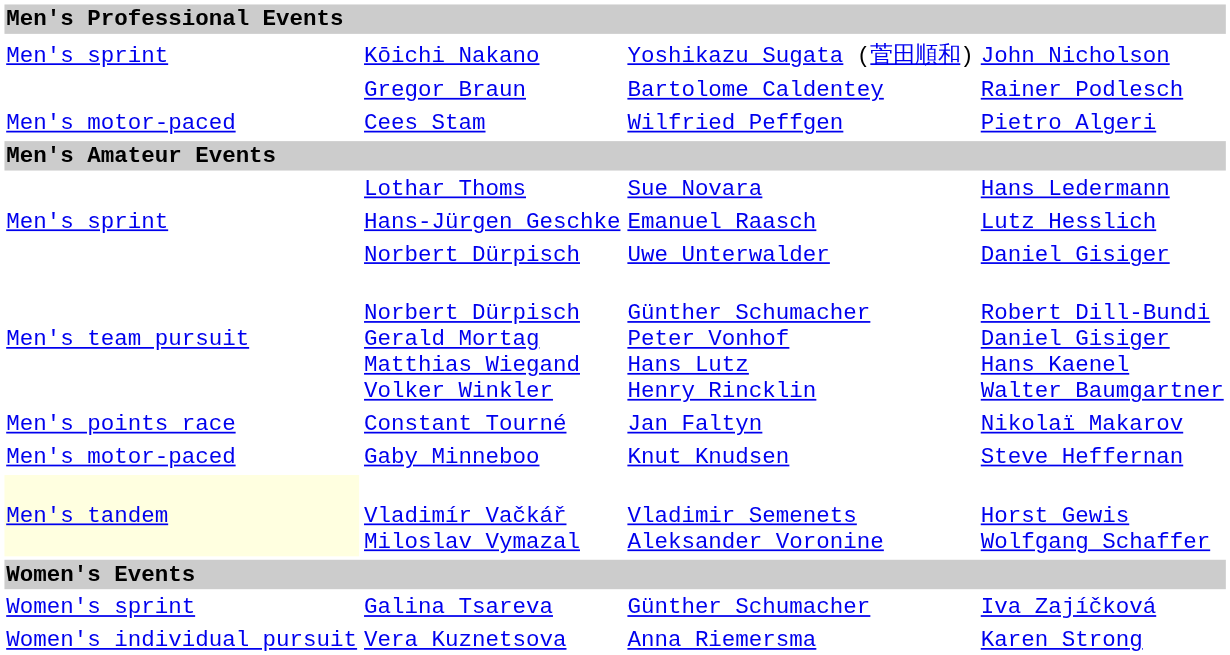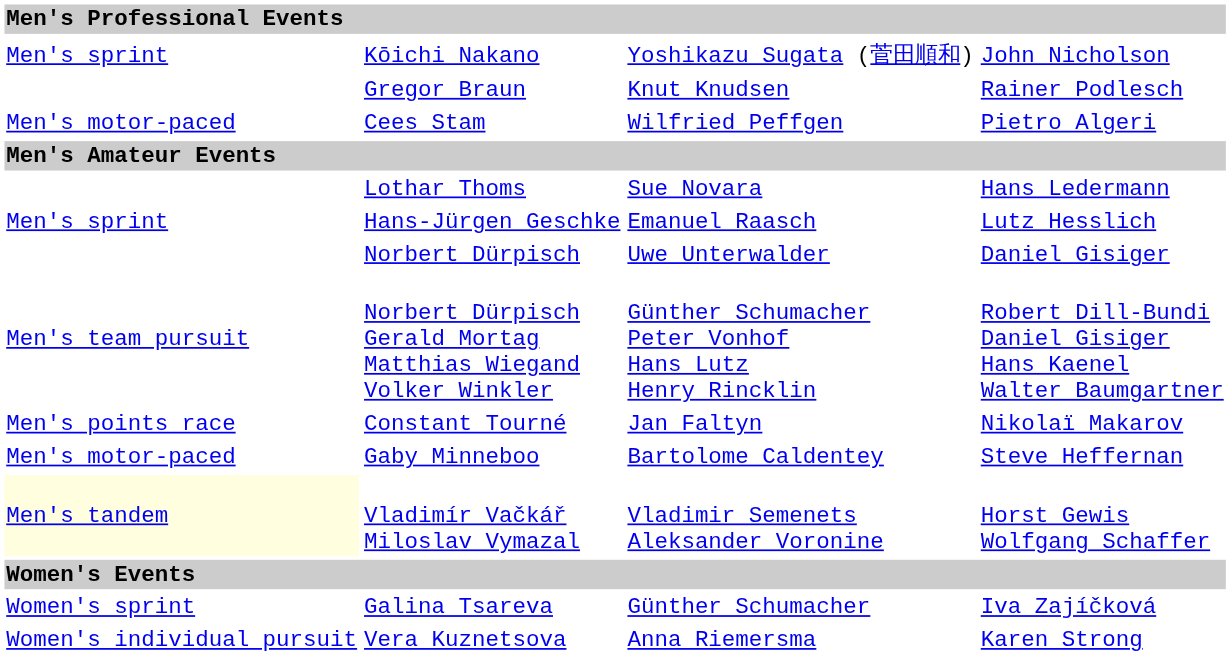(756, 90) Bartolome Caldentey -> (708, 90) Knut Knudsen
(708, 457) Knut Knudsen -> (756, 457) Bartolome Caldentey
